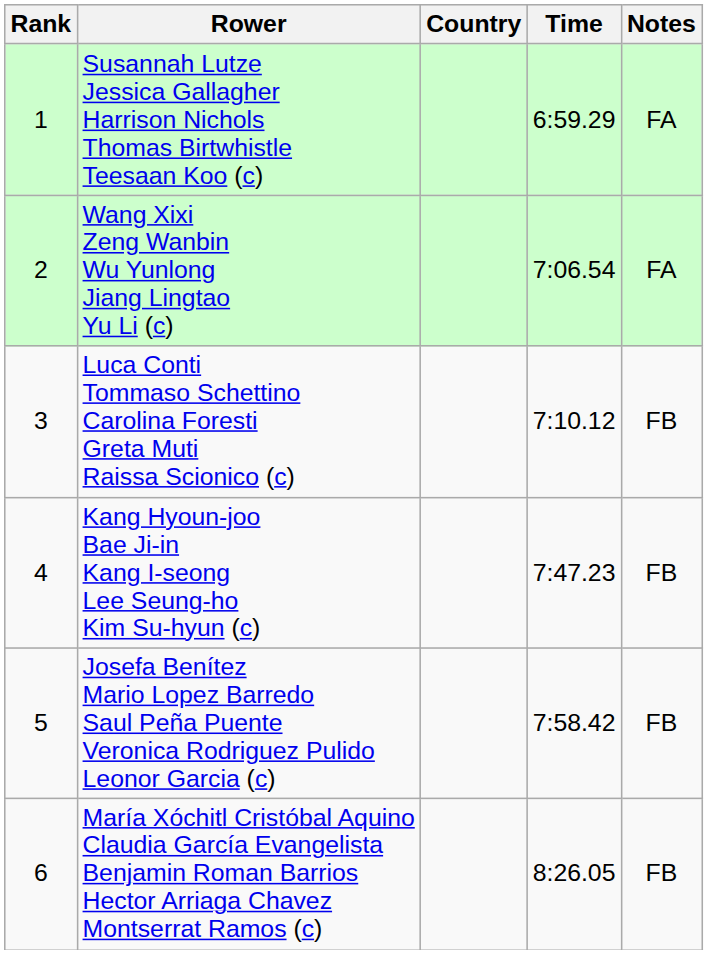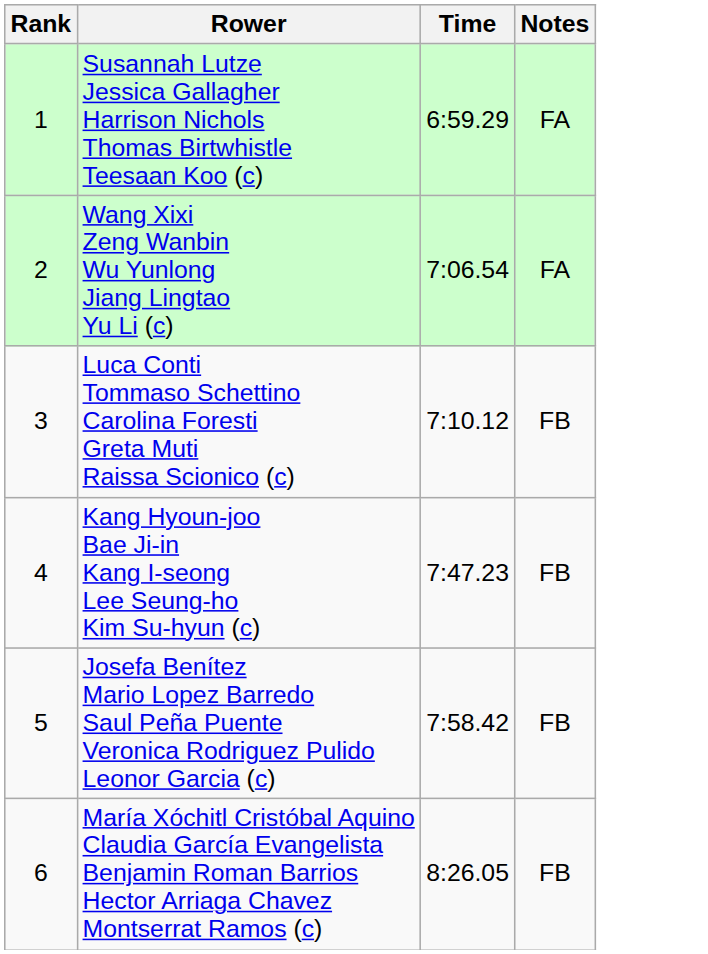- column: (474, 24)
